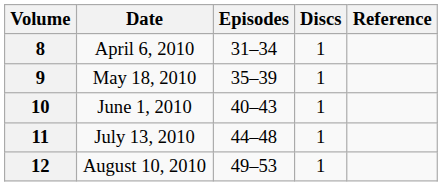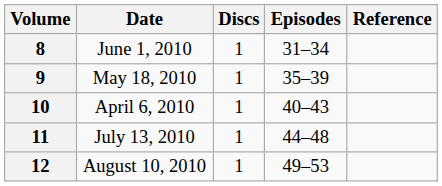columns swapped: (321, 19) <-> (254, 19)
(145, 48) April 6, 2010 -> (145, 48) June 1, 2010
(145, 107) June 1, 2010 -> (145, 107) April 6, 2010
